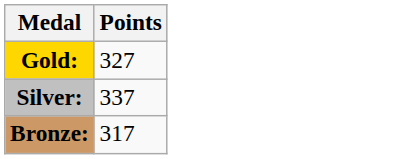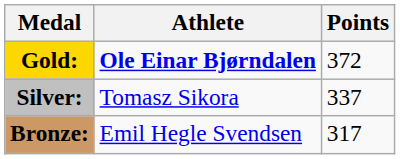+ column: (208, 23)
(117, 60) 327 -> (344, 60) 372
